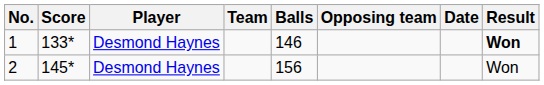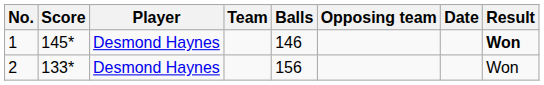(58, 43) 133* -> (58, 43) 145*
(58, 68) 145* -> (58, 68) 133*
